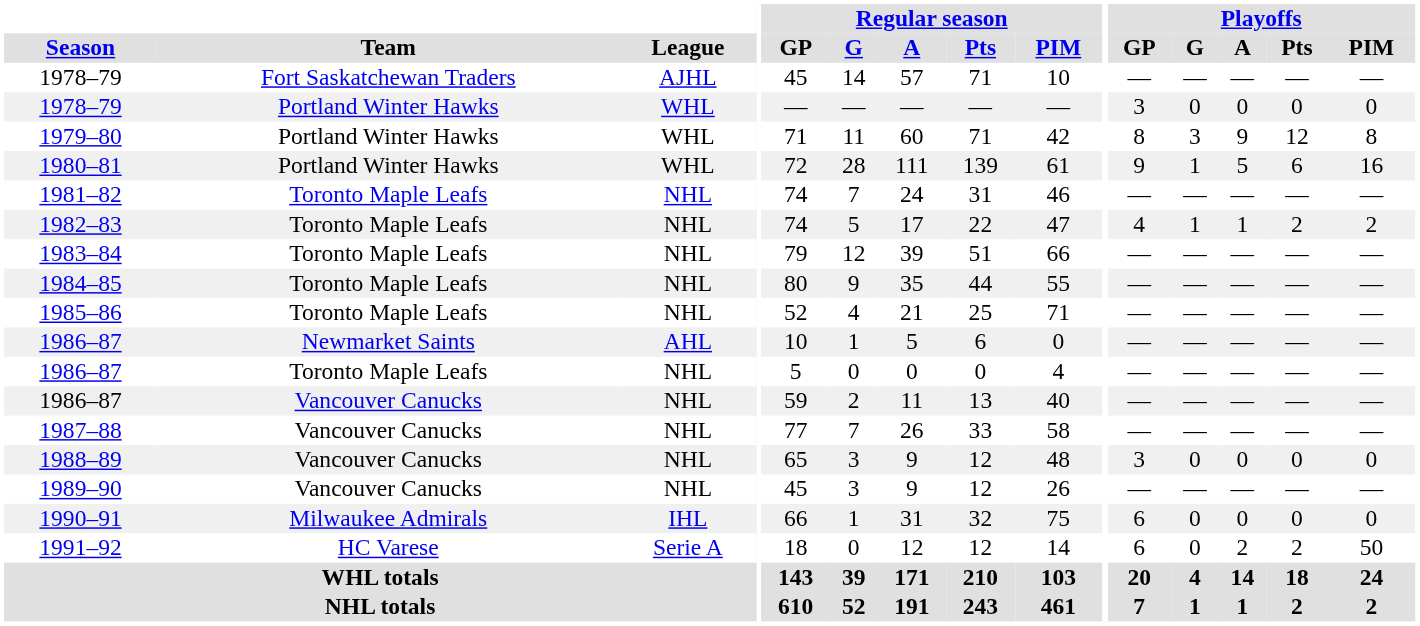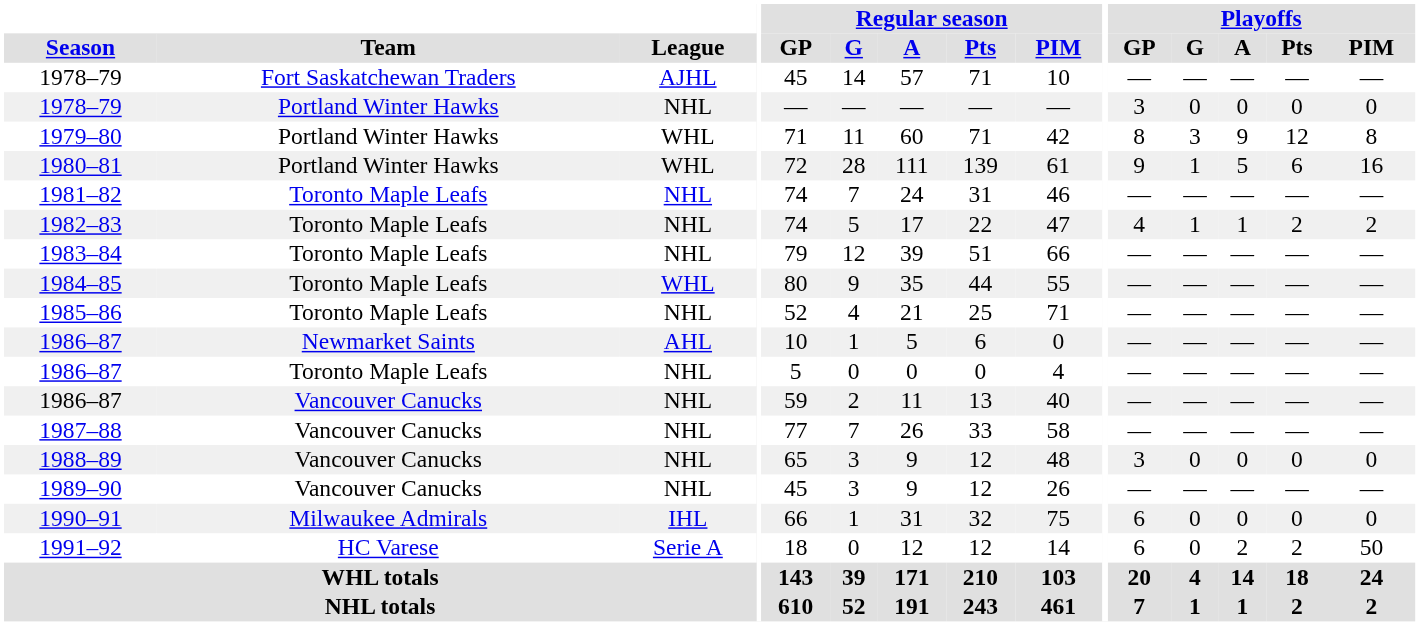(688, 106) WHL -> (688, 106) NHL
(688, 283) NHL -> (688, 283) WHL
